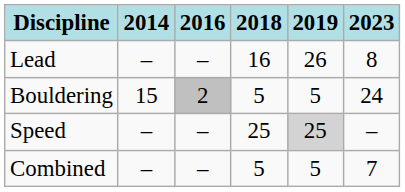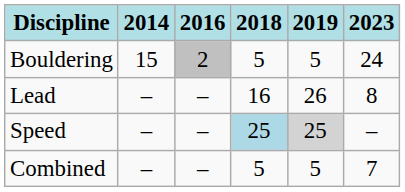rows swapped: (33, 58) <-> (61, 95)
(259, 131) no background -> (259, 131) lightblue background
